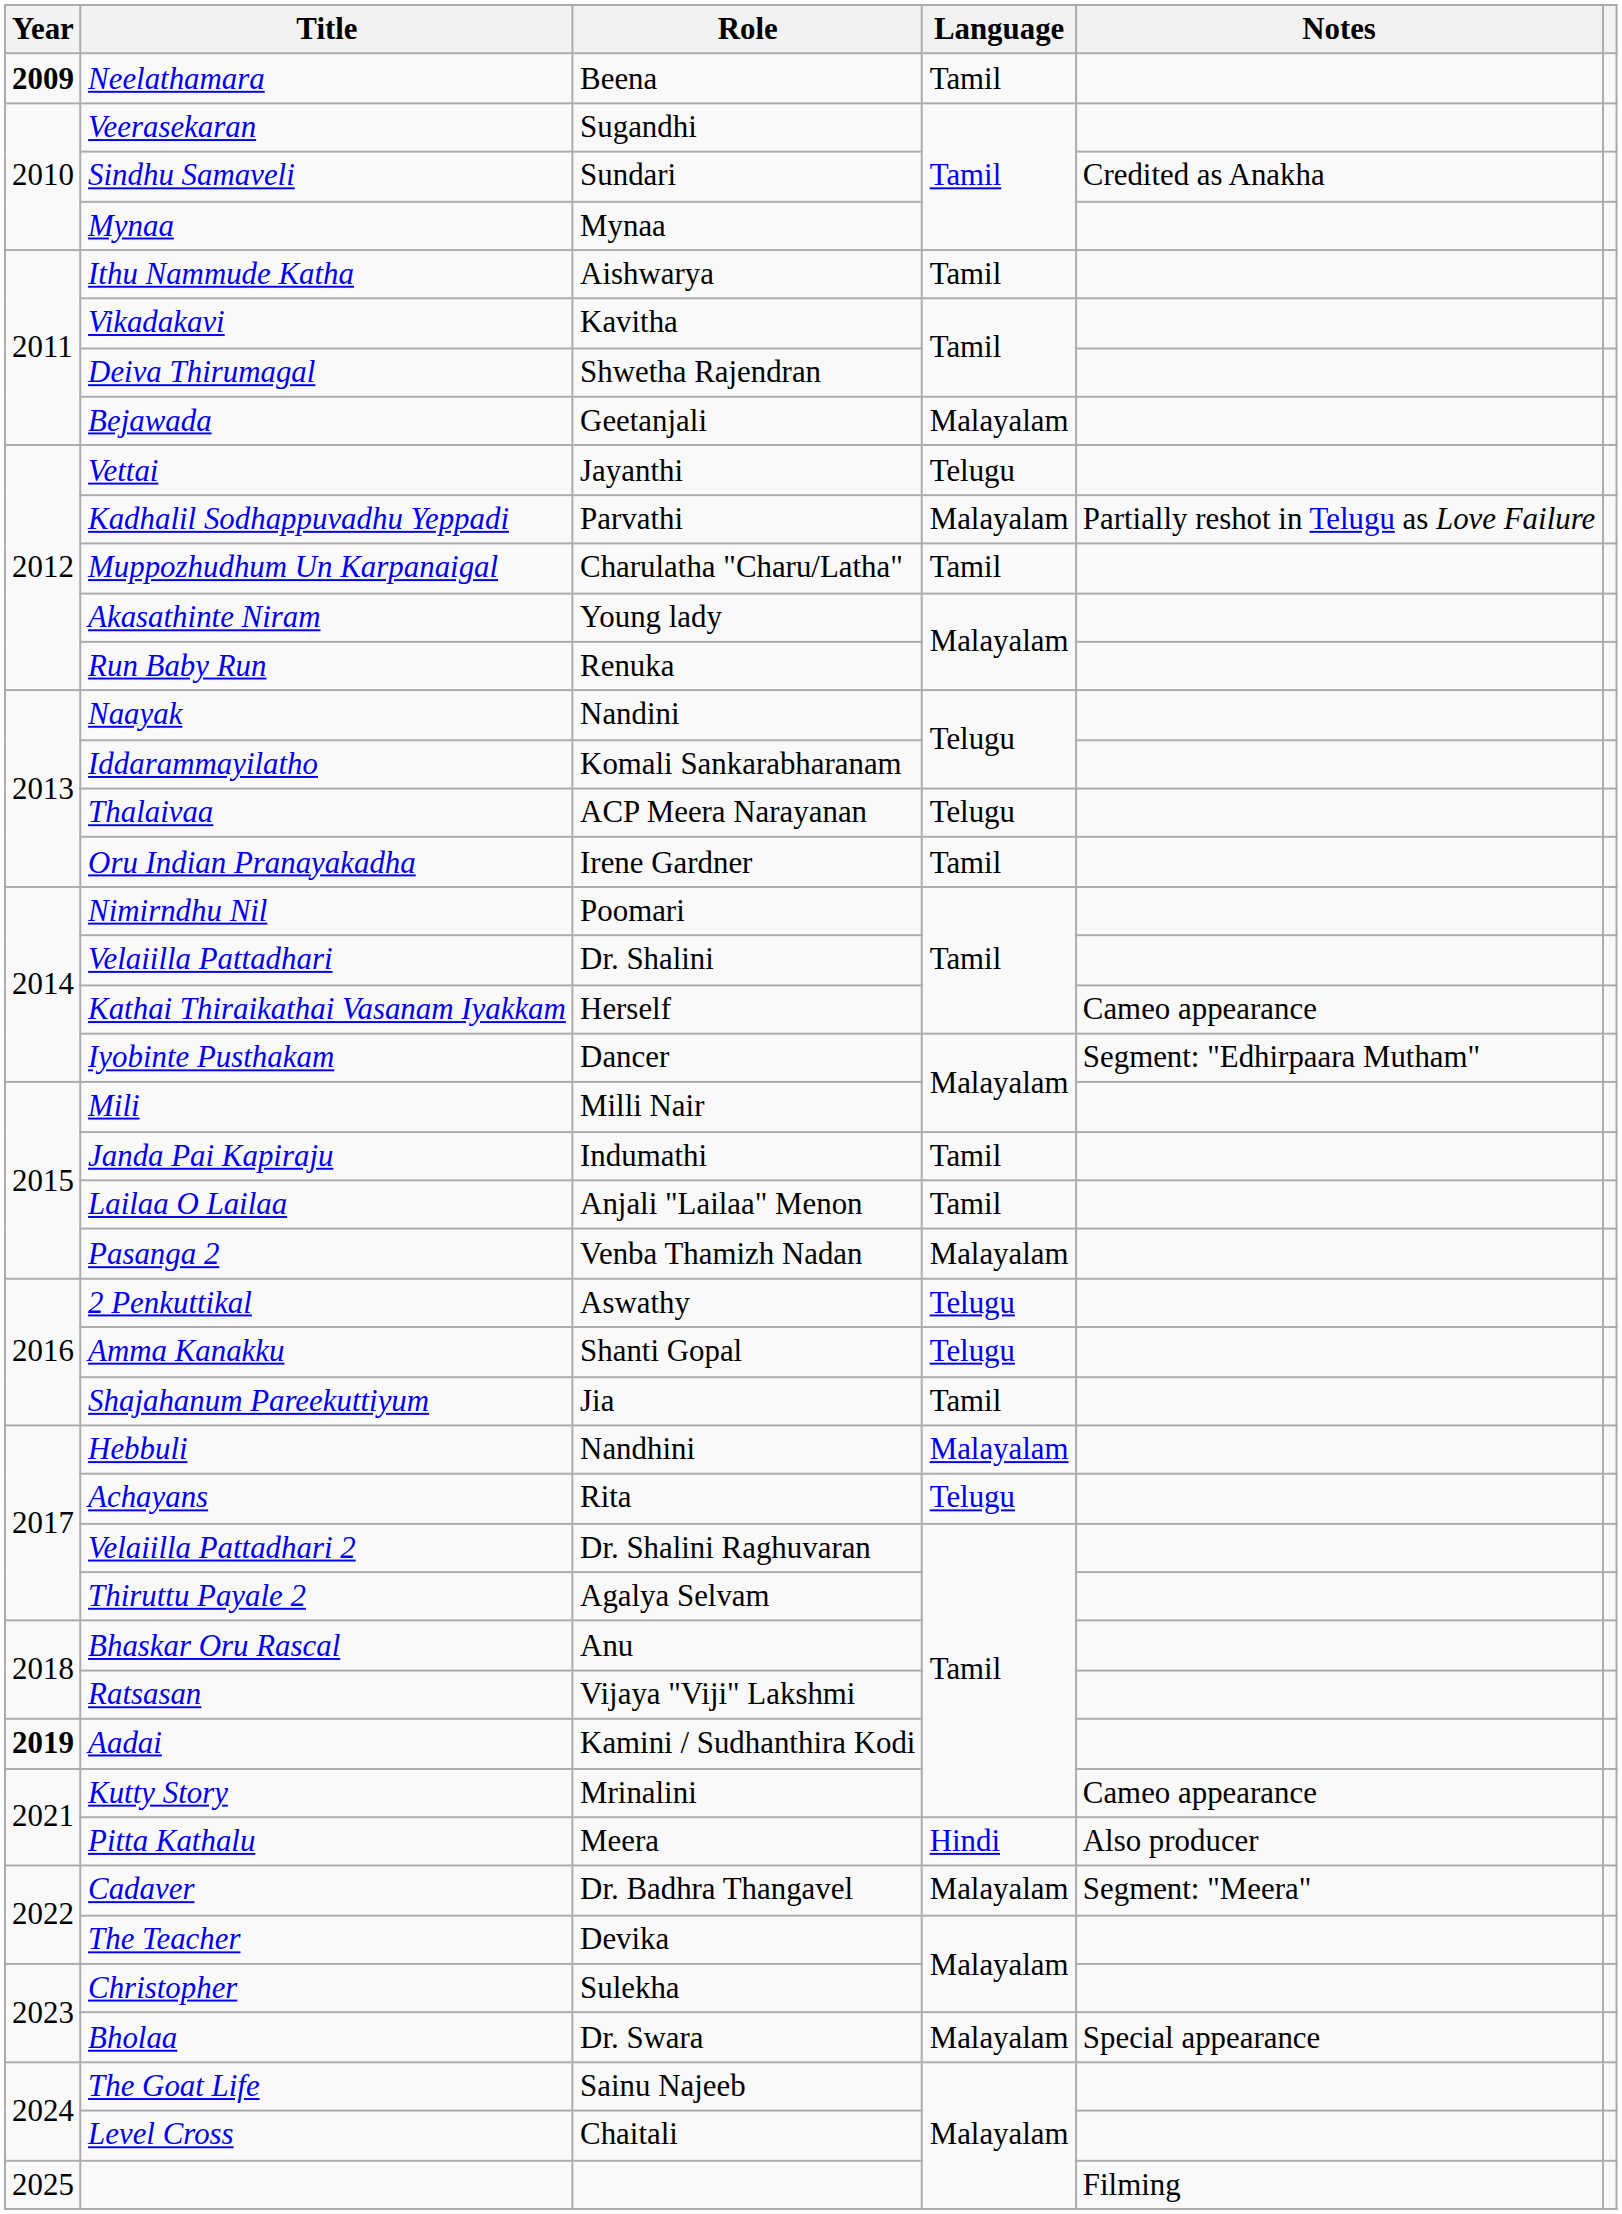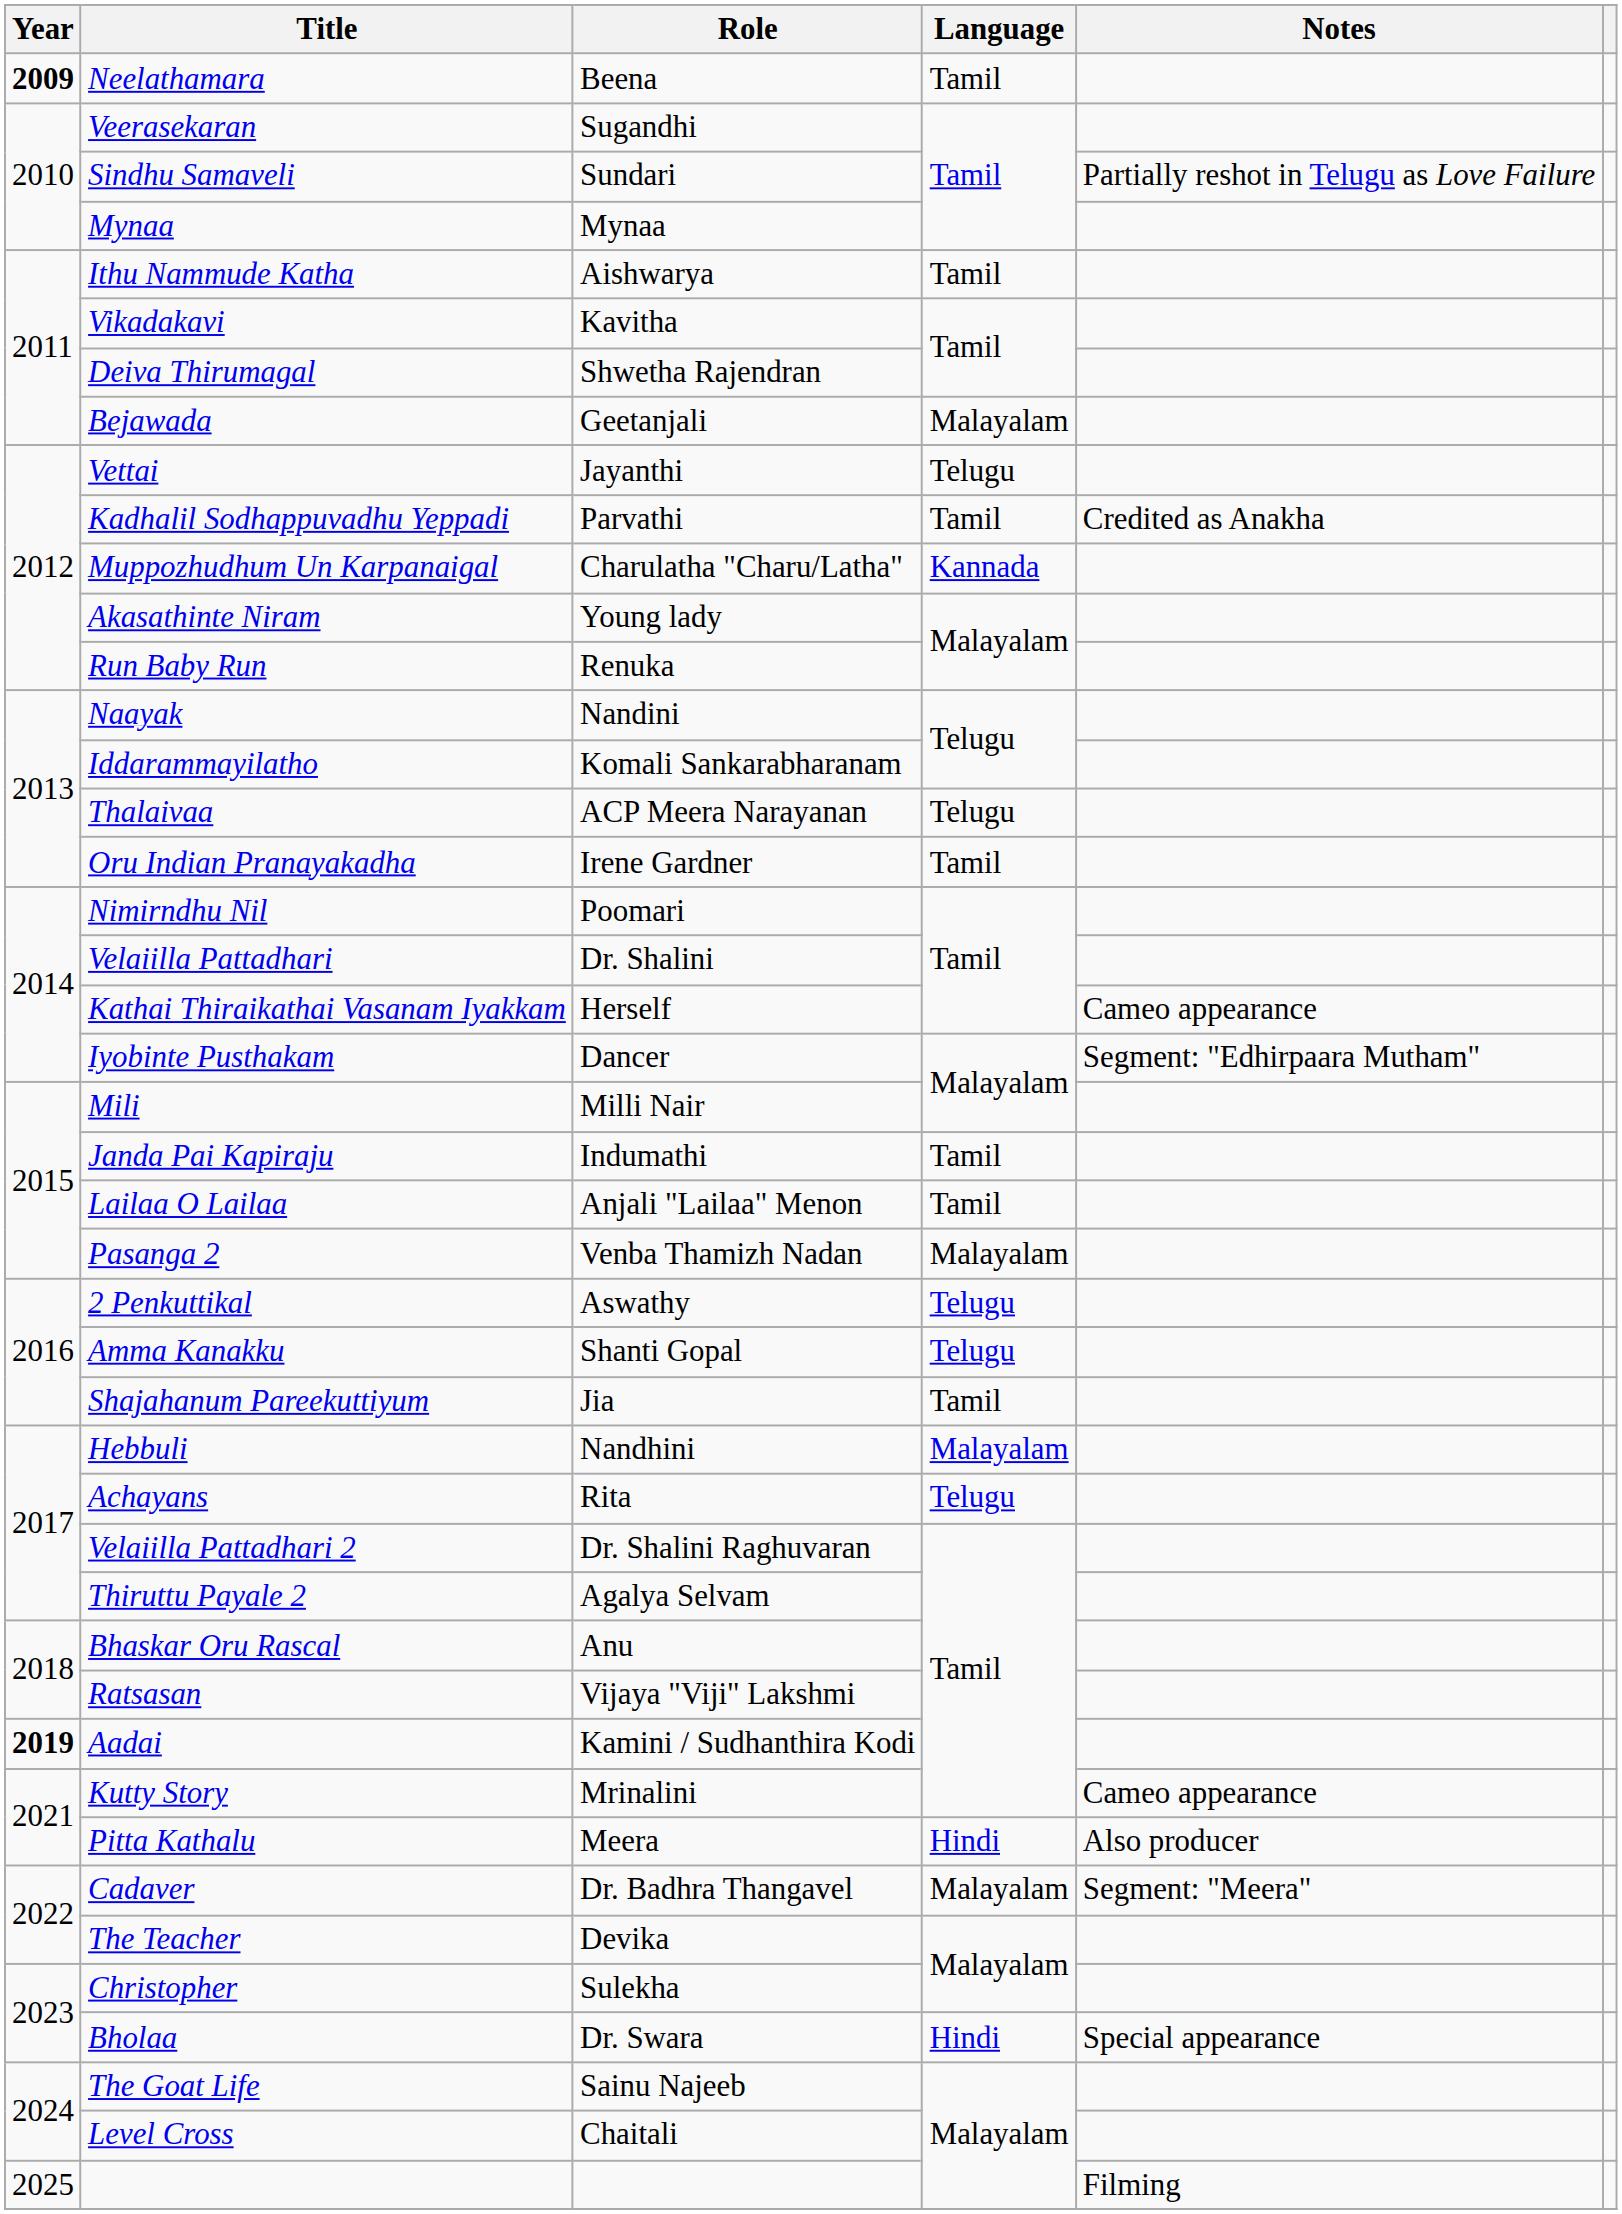(1204, 175) Credited as Anakha -> (1339, 175) Partially reshot in Telugu as Love Failure
(999, 518) Malayalam -> (965, 518) Tamil
(1339, 518) Partially reshot in Telugu as Love Failure -> (1204, 518) Credited as Anakha
(965, 567) Tamil -> (985, 567) Kannada
(999, 2036) Malayalam -> (965, 2036) Hindi
